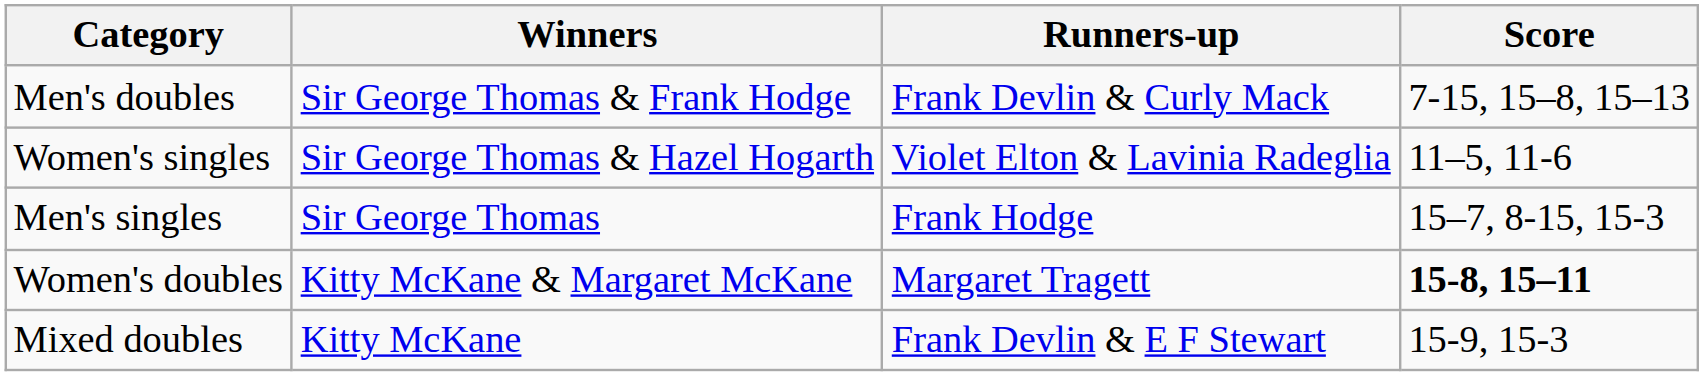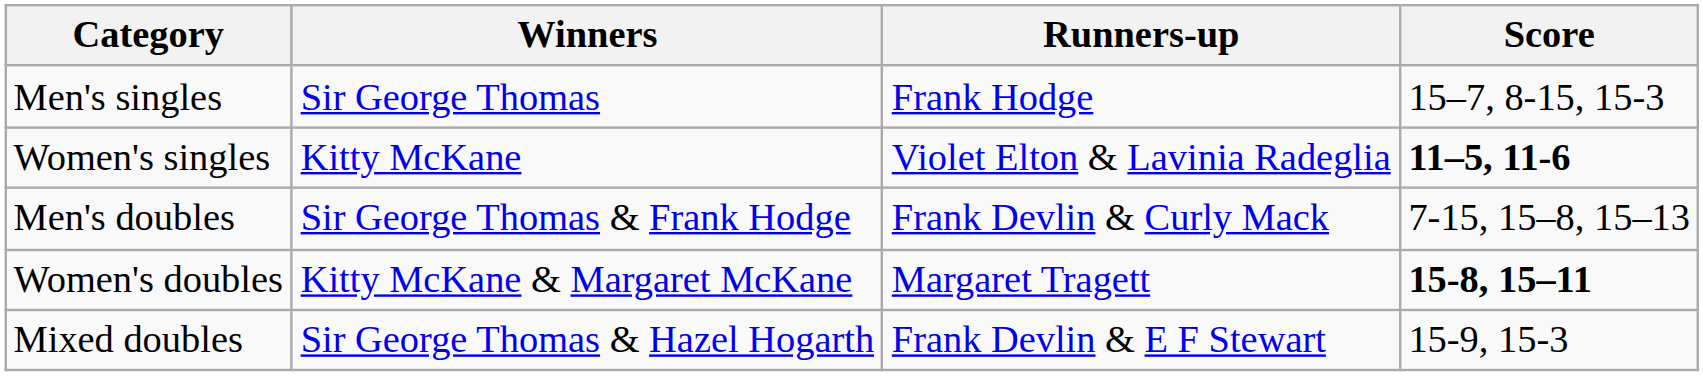rows swapped: (118, 217) <-> (124, 95)
(587, 156) Sir George Thomas & Hazel Hogarth -> (411, 156) Kitty McKane
(1490, 156) normal -> (1489, 156) bold
(411, 339) Kitty McKane -> (587, 339) Sir George Thomas & Hazel Hogarth
